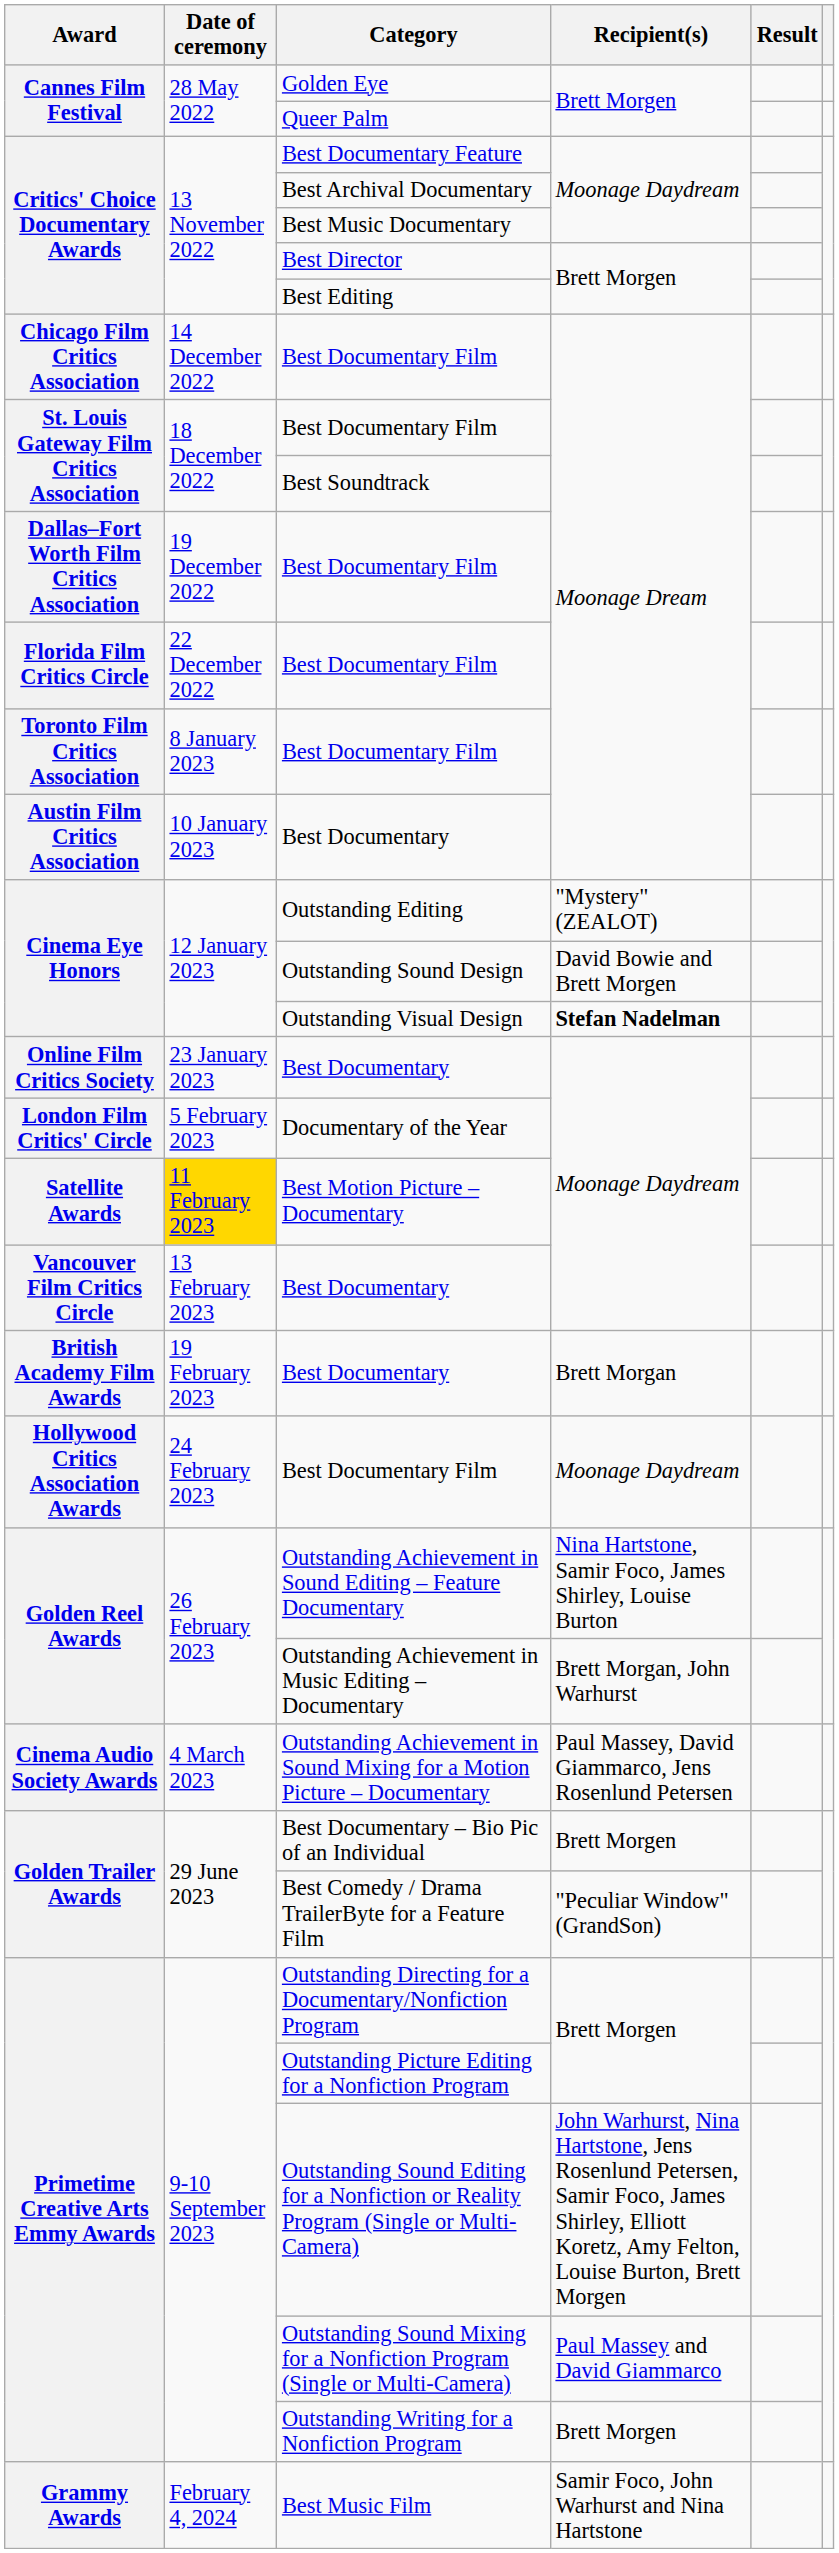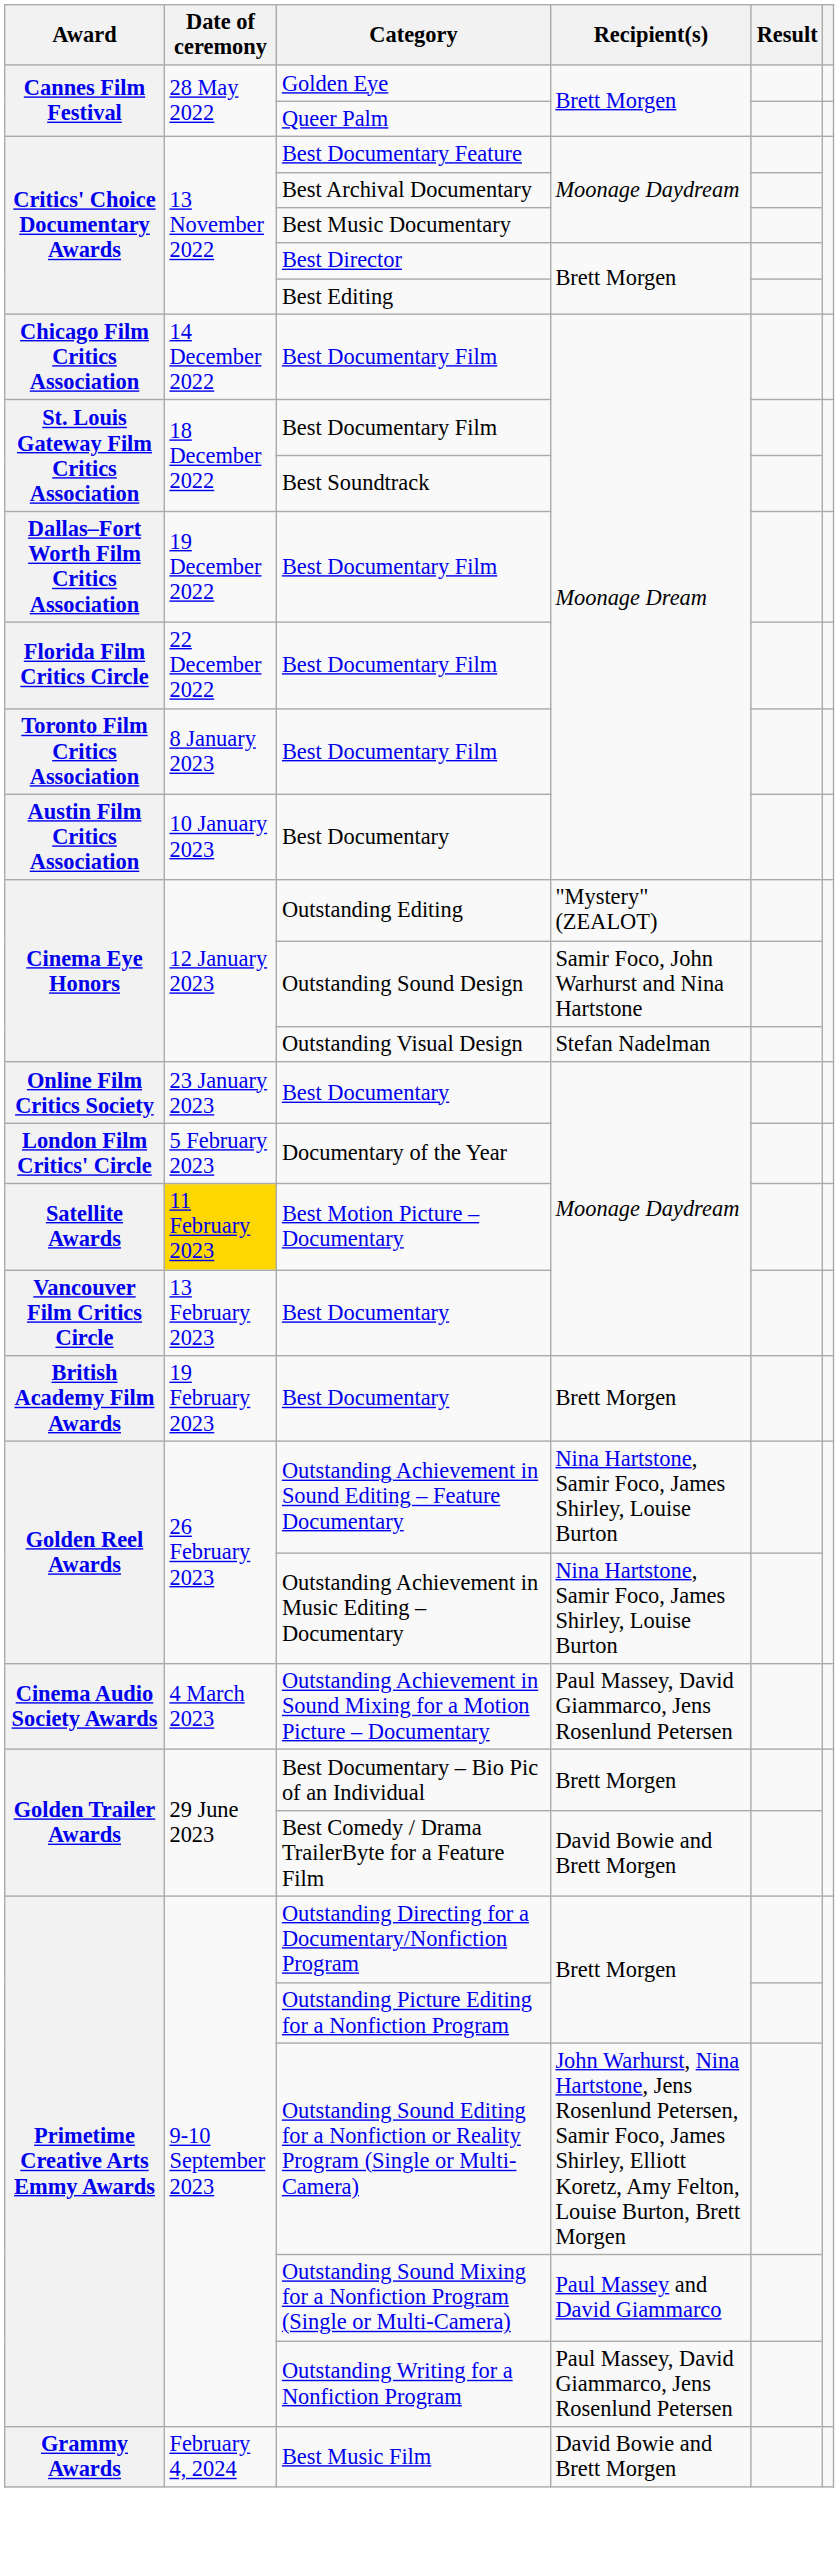(634, 970) David Bowie and Brett Morgen -> (640, 983) Samir Foco, John Warhurst and Nina Hartstone
(638, 1019) bold -> (633, 1044) normal
(616, 1373) Brett Morgan -> (616, 1398) Brett Morgen
- row: (84, 1471)
(643, 1681) Brett Morgan, John Warhurst -> (640, 1607) Nina Hartstone, Samir Foco, James Shirley, Louise Burton
(642, 1913) "Peculiar Window" (GrandSon) -> (634, 1853) David Bowie and Brett Morgen
(616, 2431) Brett Morgen -> (645, 2383) Paul Massey, David Giammarco, Jens Rosenlund Petersen
(640, 2504) Samir Foco, John Warhurst and Nina Hartstone -> (634, 2456) David Bowie and Brett Morgen
